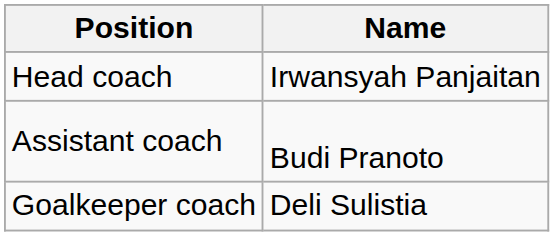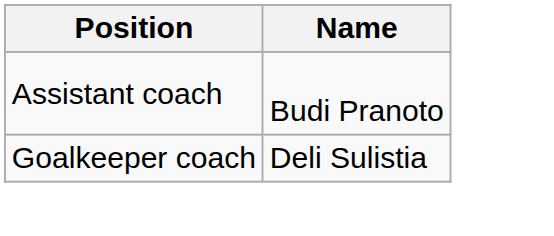- row: (92, 76)
